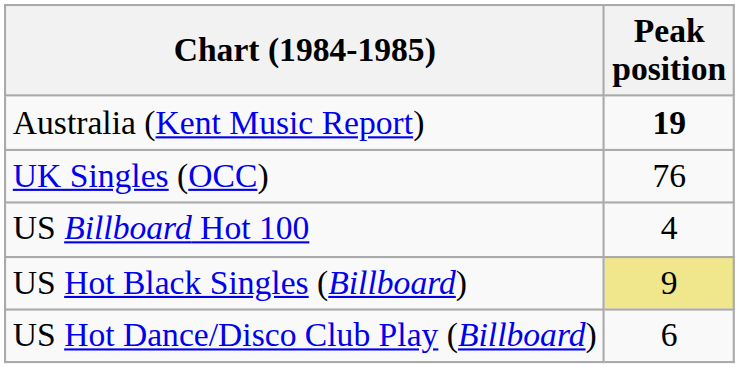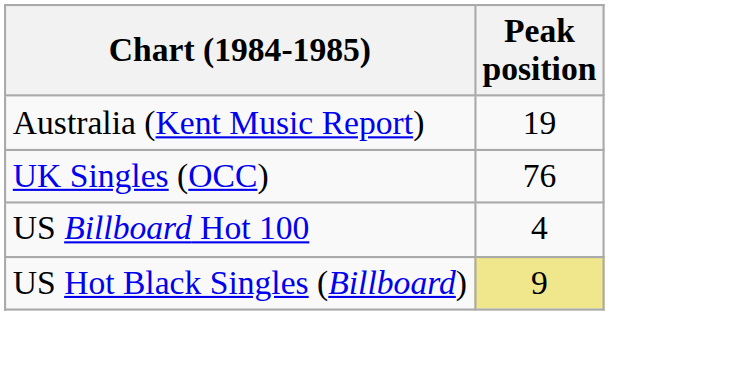(669, 122) bold -> (539, 122) normal
- row: (305, 335)
